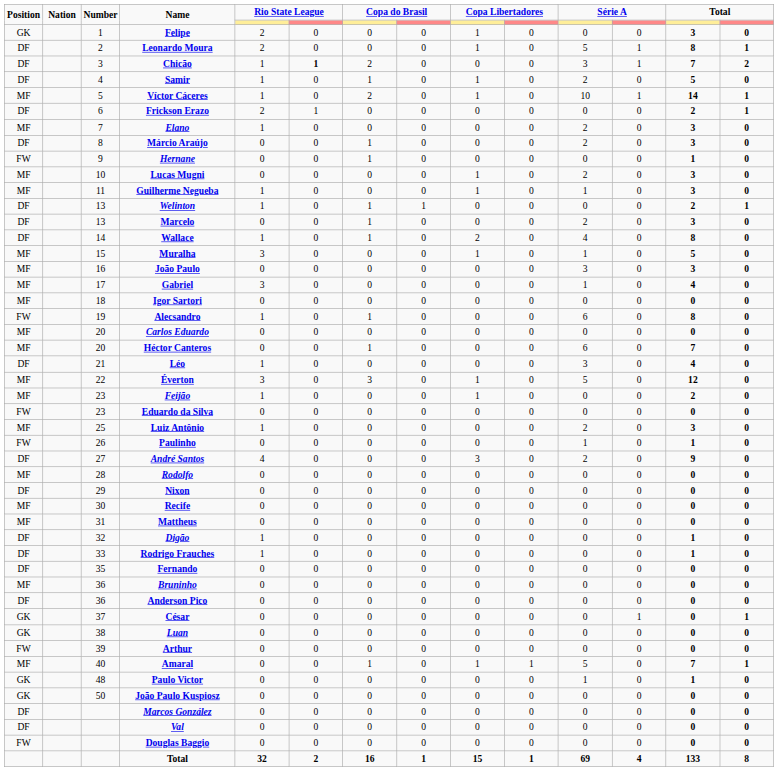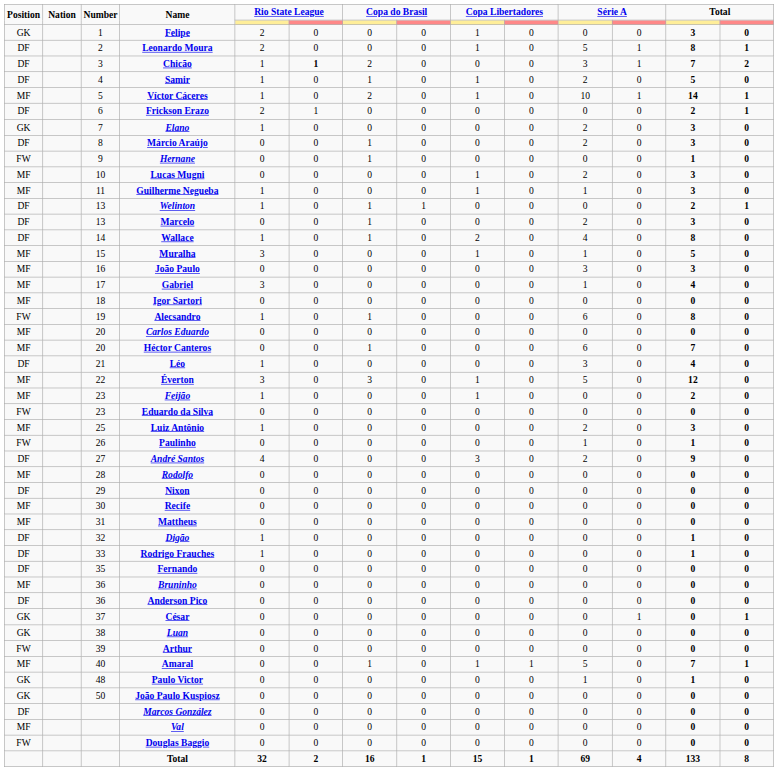(24, 127) MF -> (24, 127) GK
(24, 727) DF -> (24, 727) MF
